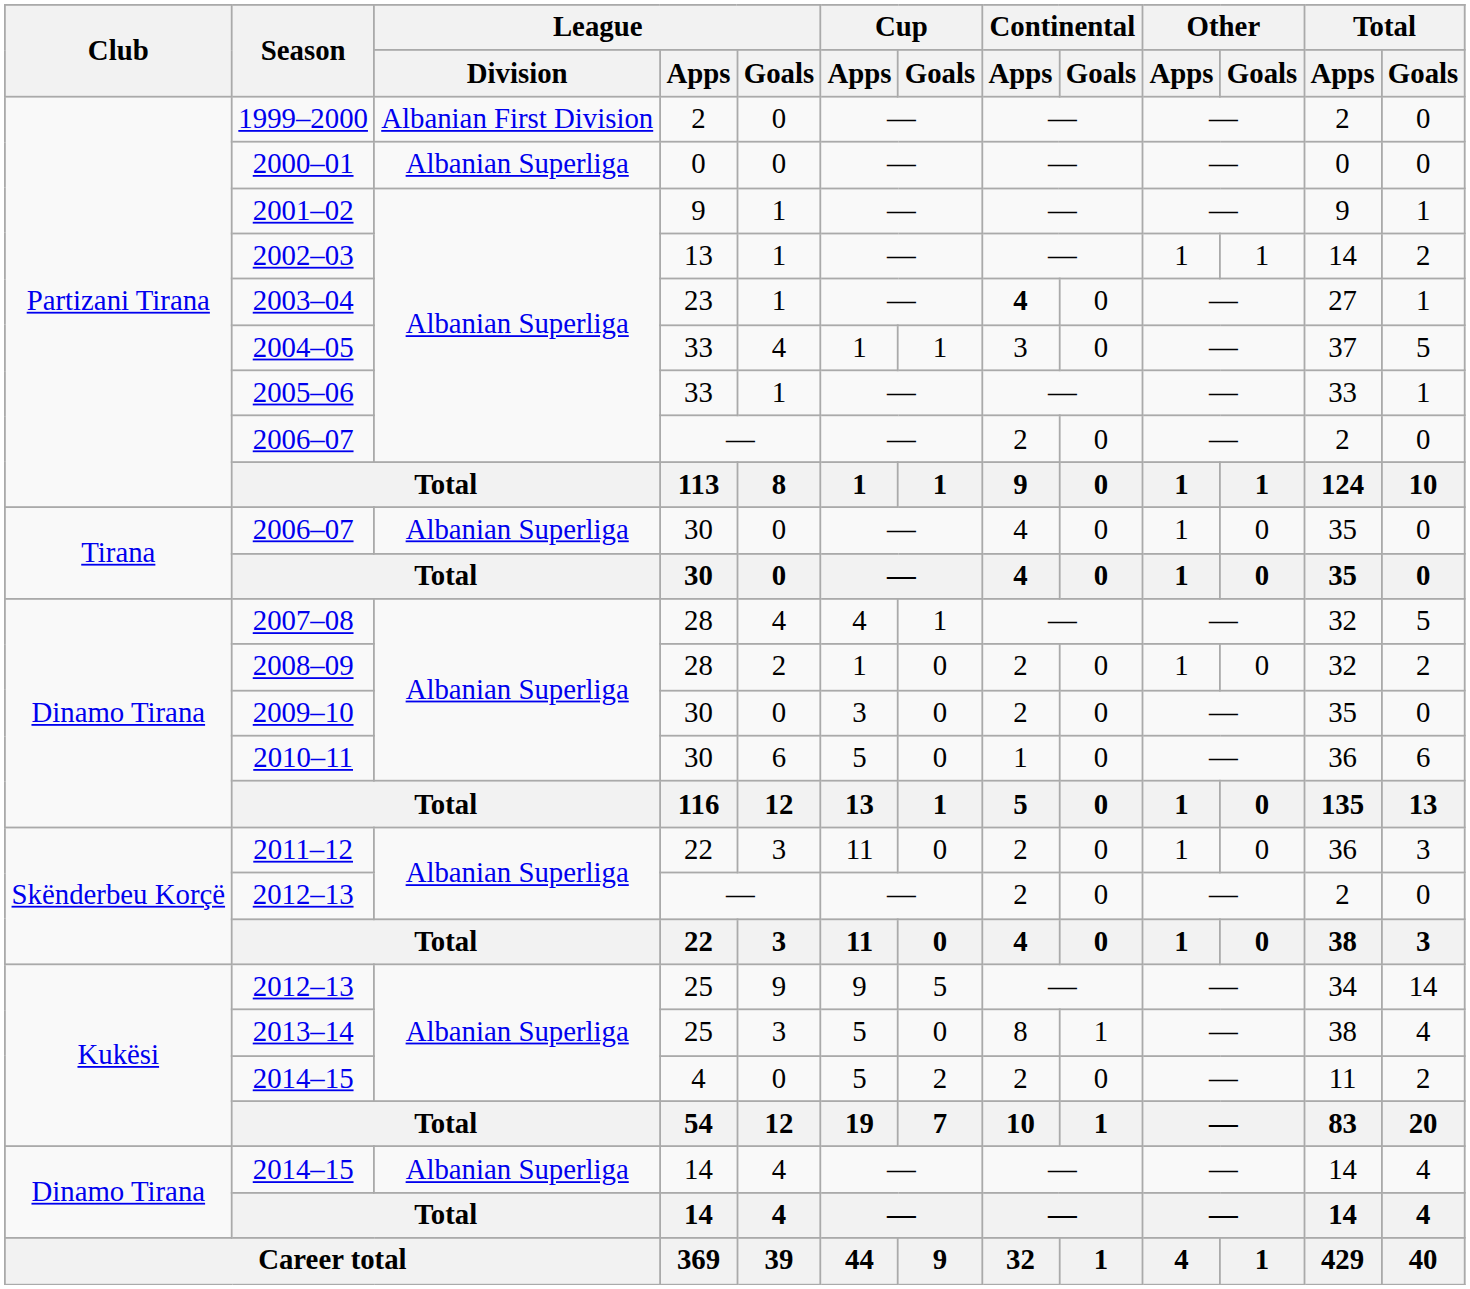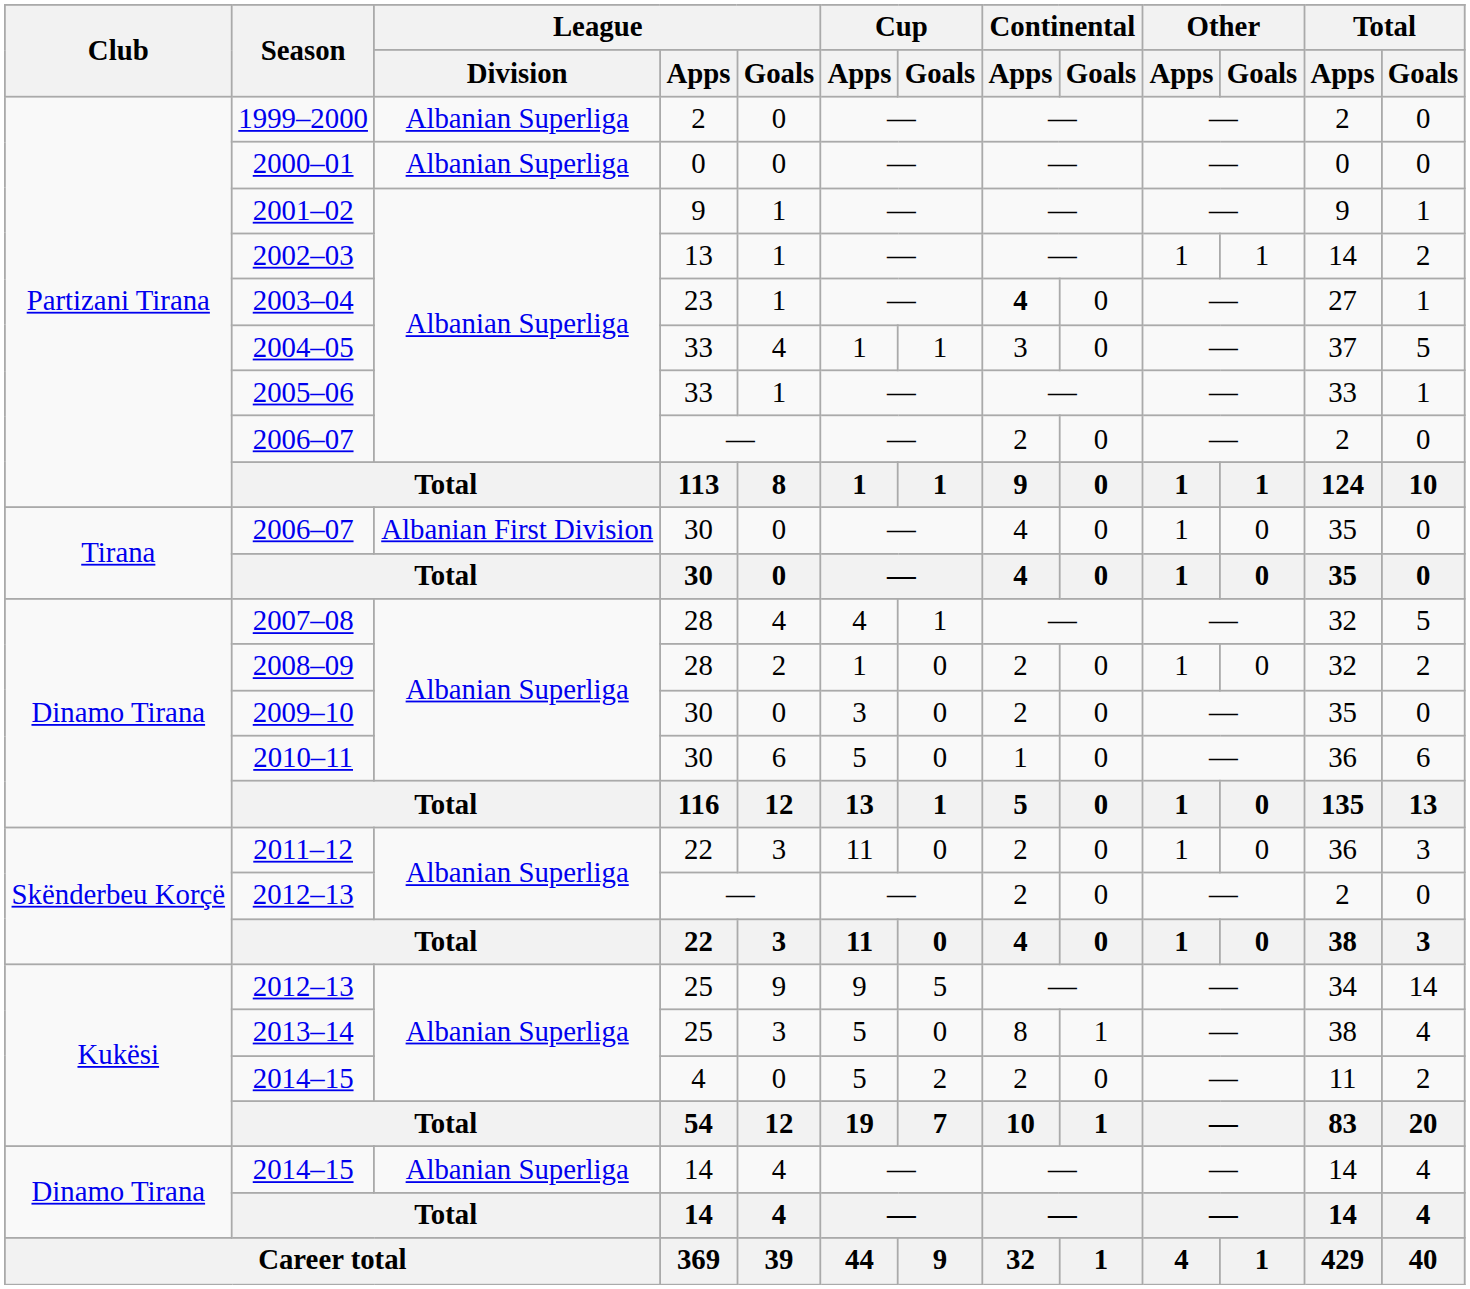(517, 118) Albanian First Division -> (517, 118) Albanian Superliga
(517, 529) Albanian Superliga -> (517, 529) Albanian First Division
